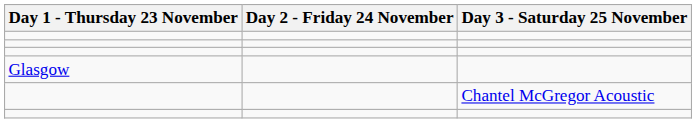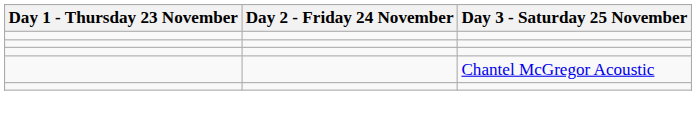- row: (39, 68)
